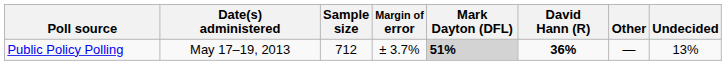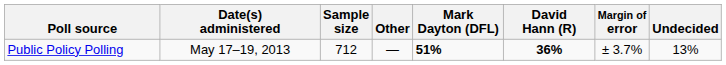columns swapped: (399, 22) <-> (629, 29)
(443, 49) lightgrey background -> (429, 49) no background
